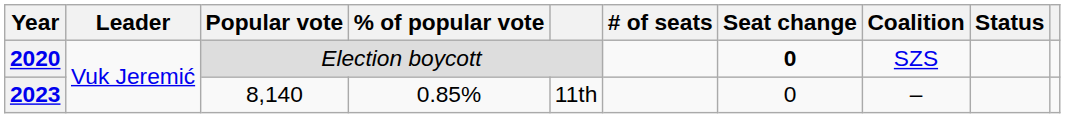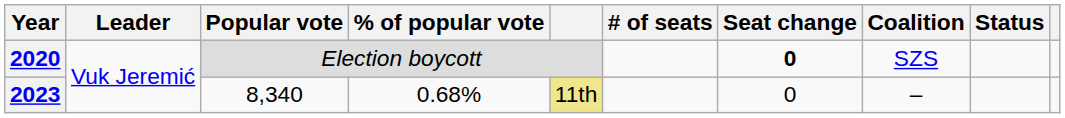(274, 94) 8,140 -> (274, 94) 8,340
(449, 94) 0.85% -> (449, 94) 0.68%
(576, 94) no background -> (576, 94) khaki background
